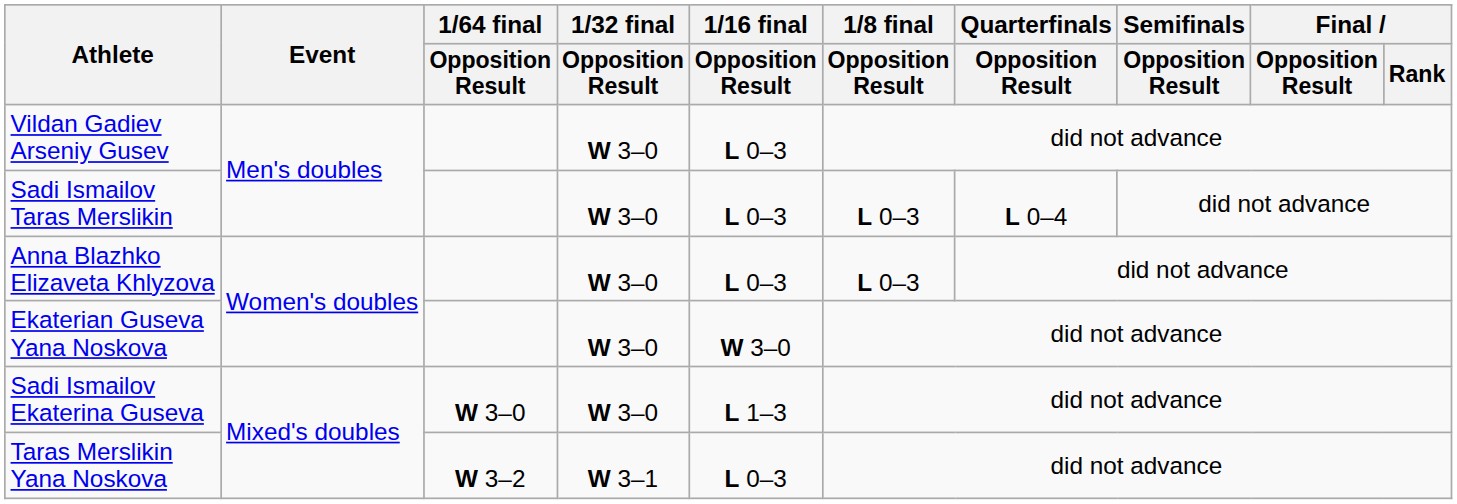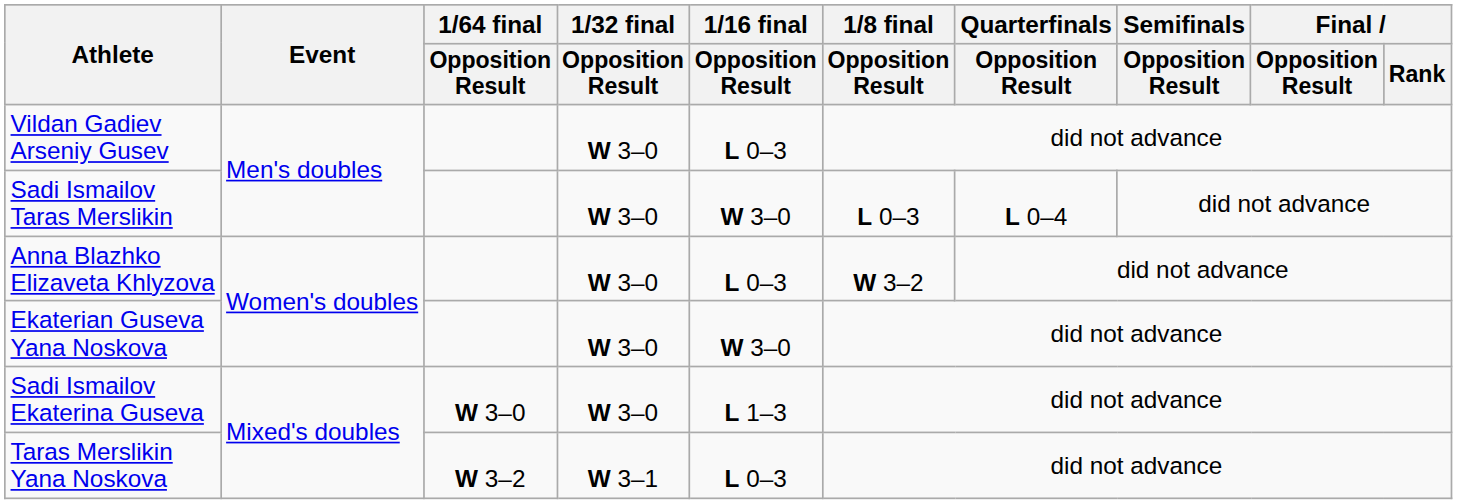(756, 217) L 0–3 -> (756, 217) W 3–0
(888, 283) L 0–3 -> (888, 283) W 3–2
